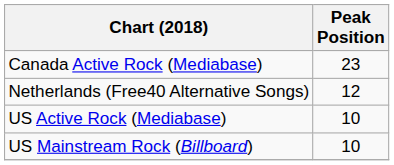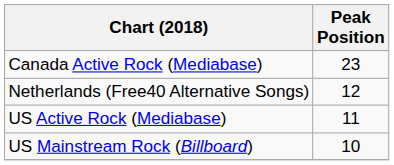(351, 118) 10 -> (351, 118) 11
